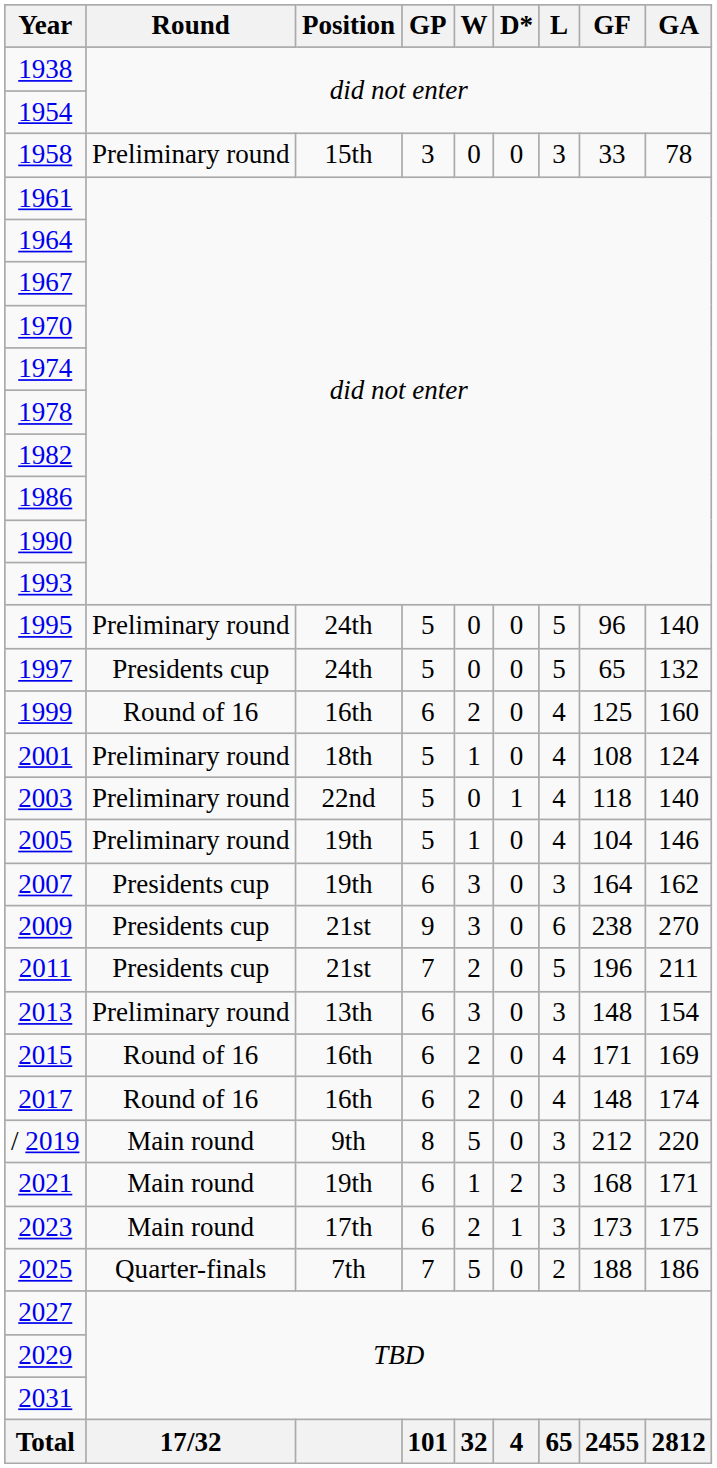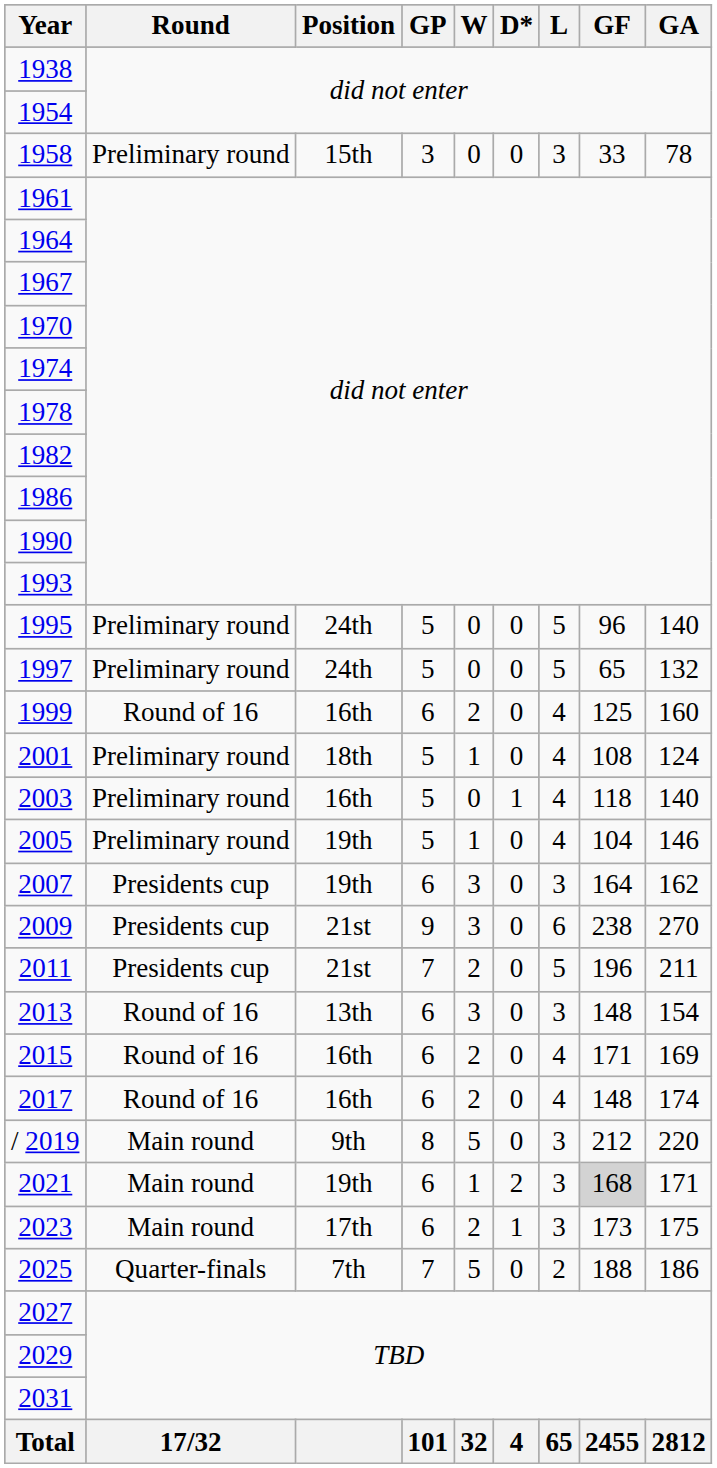(191, 669) Presidents cup -> (191, 669) Preliminary round
(348, 797) 22nd -> (348, 797) 16th
(191, 1012) Preliminary round -> (191, 1012) Round of 16
(612, 1183) no background -> (612, 1183) lightgrey background
